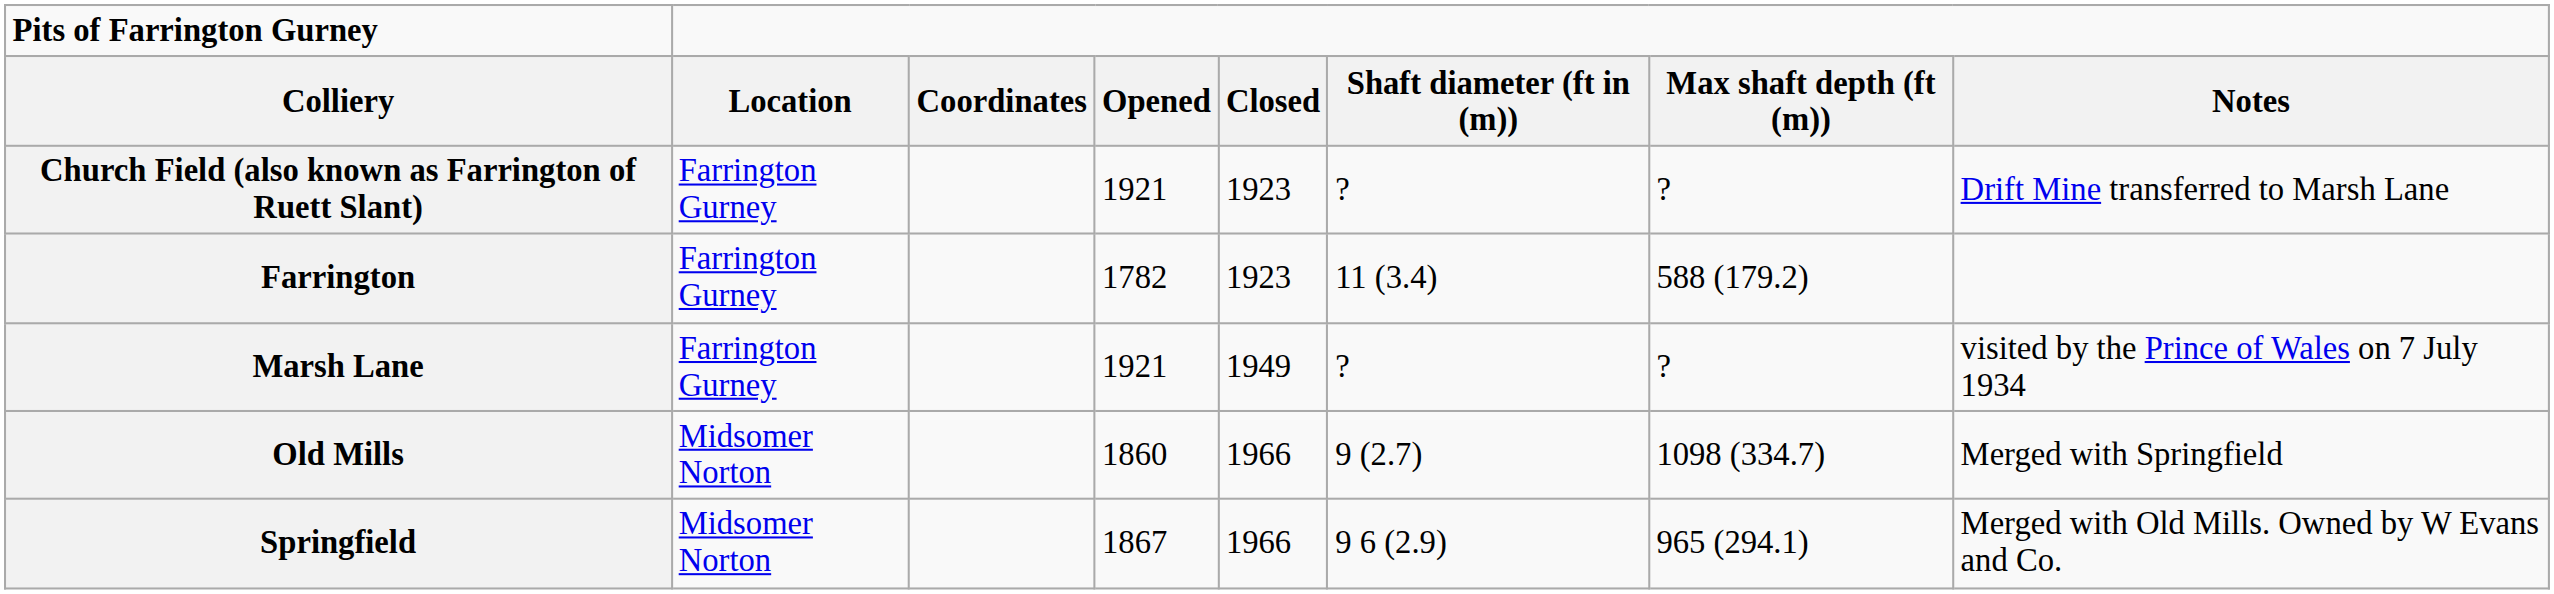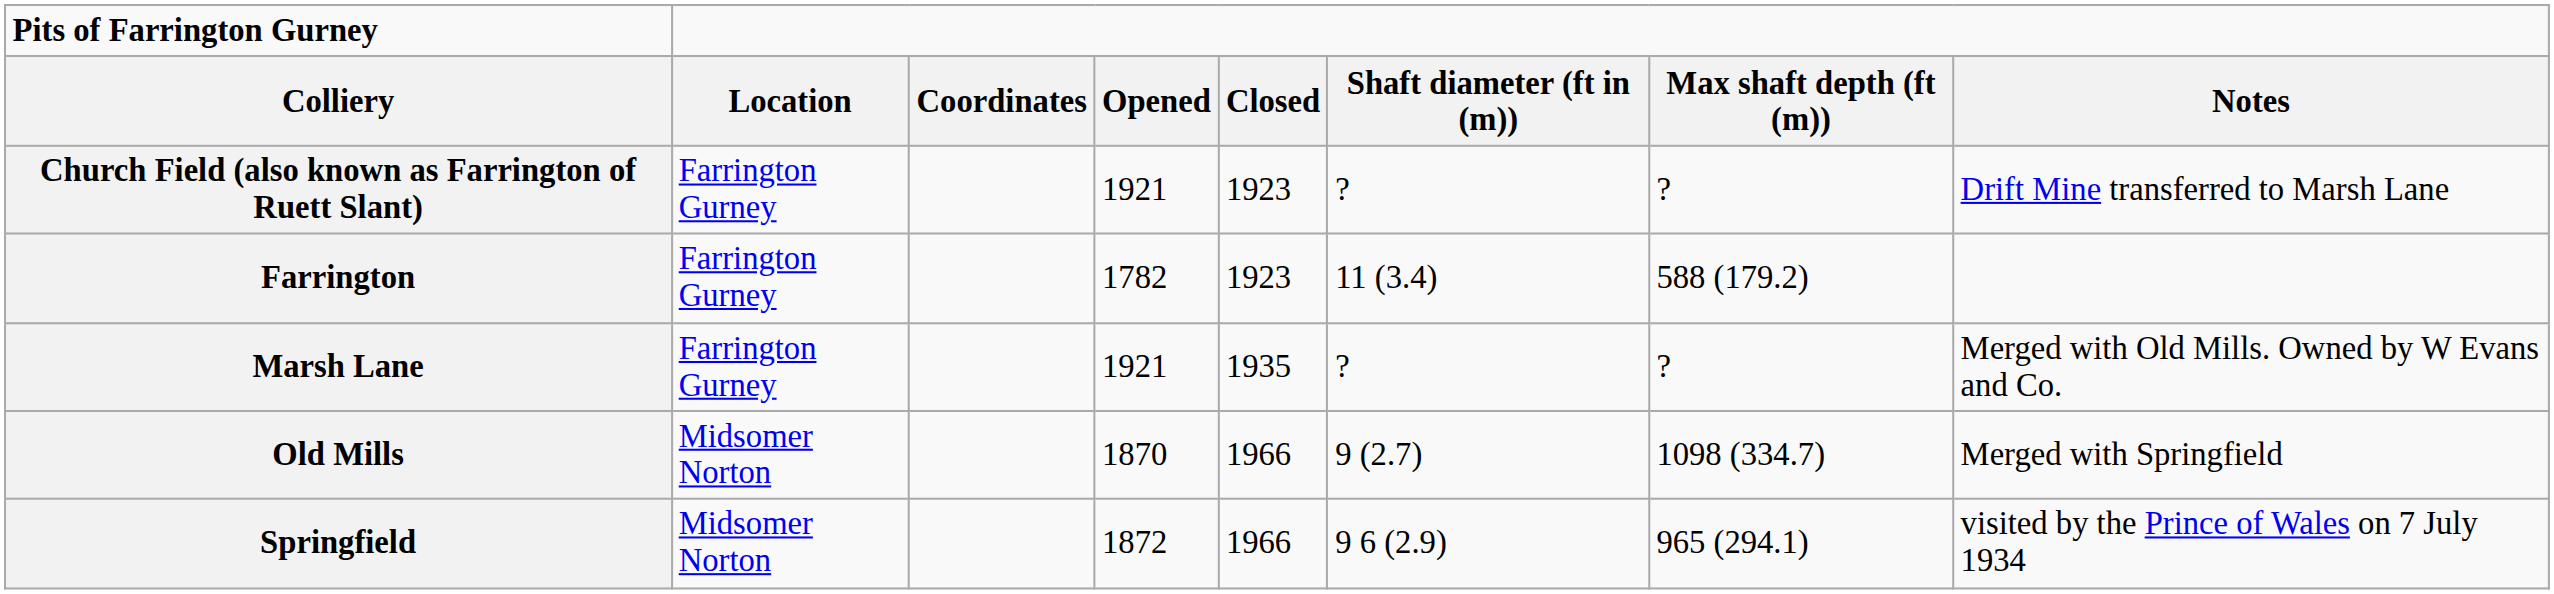(1259, 365) 1949 -> (1259, 365) 1935
(2219, 365) visited by the Prince of Wales on 7 July 1934 -> (2250, 365) Merged with Old Mills. Owned by W Evans and Co.
(1135, 454) 1860 -> (1135, 454) 1870
(1135, 542) 1867 -> (1135, 542) 1872
(2250, 542) Merged with Old Mills. Owned by W Evans and Co. -> (2219, 542) visited by the Prince of Wales on 7 July 1934
